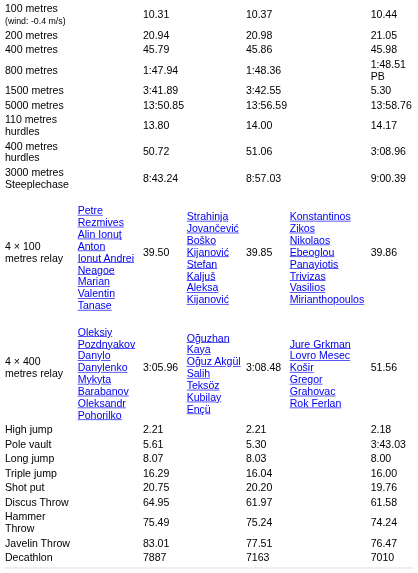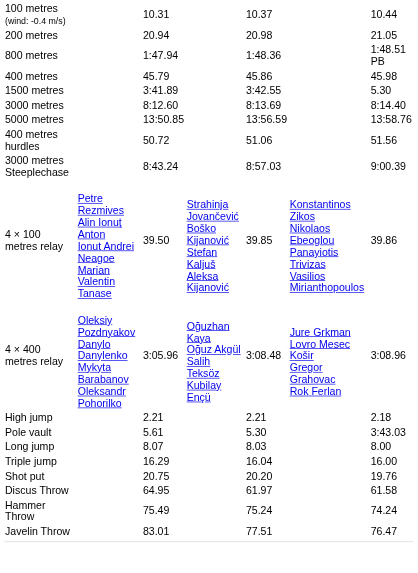rows swapped: (31, 50) <-> (31, 70)
+ row: (34, 105)
- row: (31, 125)
(388, 152) 3:08.96 -> (384, 140) 51.56
(384, 368) 51.56 -> (388, 356) 3:08.96
- row: (29, 558)
